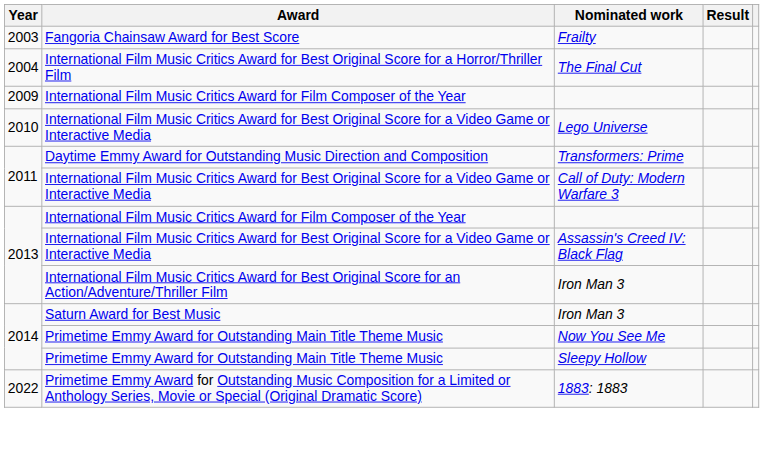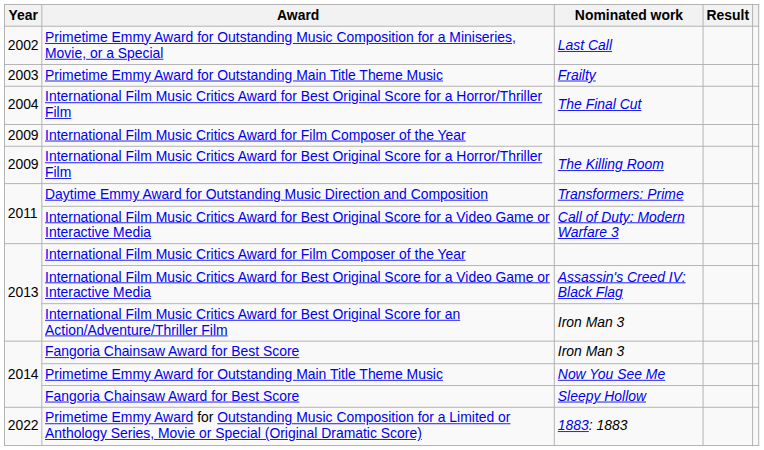+ row: (23, 45)
(172, 37) Fangoria Chainsaw Award for Best Score -> (244, 75) Primetime Emmy Award for Outstanding Main Title Theme Music
+ row: (23, 165)
- row: (23, 127)
(133, 314) Saturn Award for Best Music -> (172, 352) Fangoria Chainsaw Award for Best Score
(244, 358) Primetime Emmy Award for Outstanding Main Title Theme Music -> (172, 396) Fangoria Chainsaw Award for Best Score
